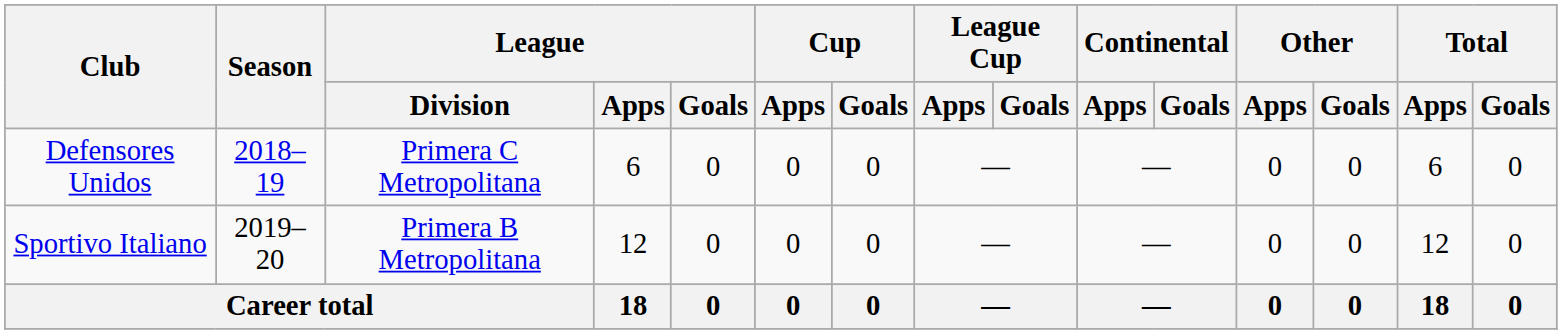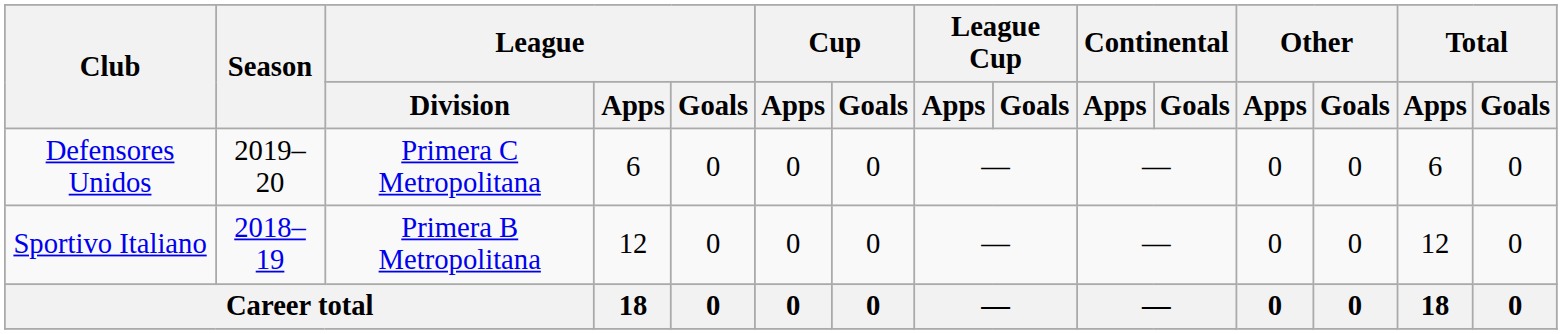(270, 166) 2018–19 -> (270, 166) 2019–20
(270, 244) 2019–20 -> (270, 244) 2018–19
